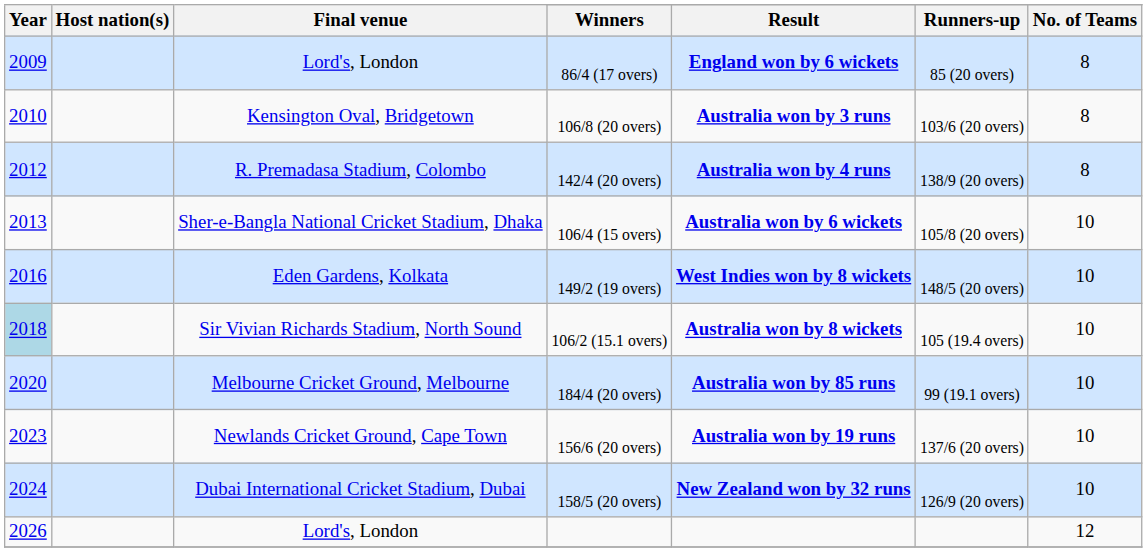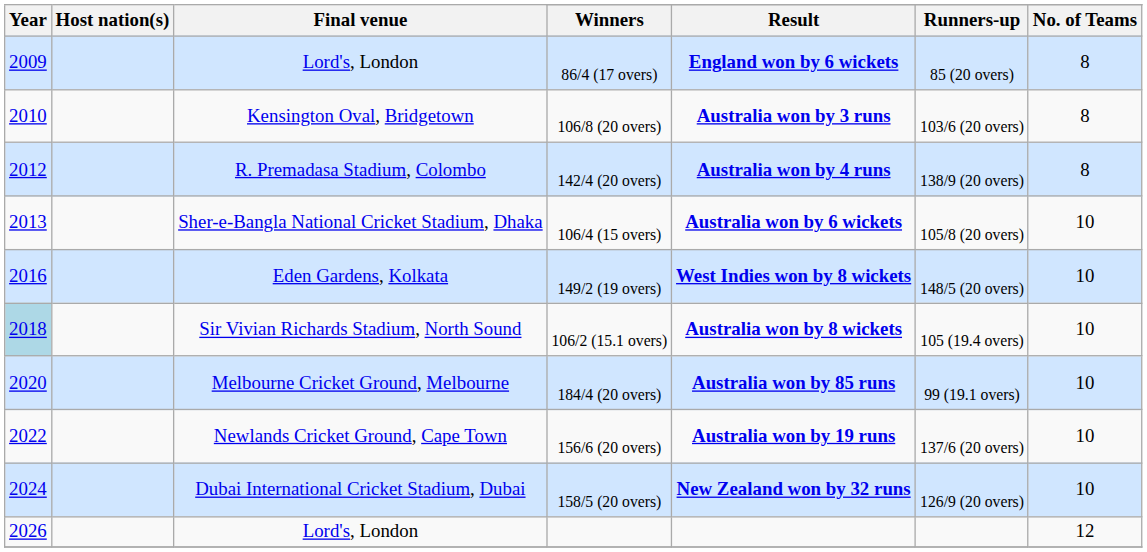(28, 436) 2023 -> (28, 436) 2022
